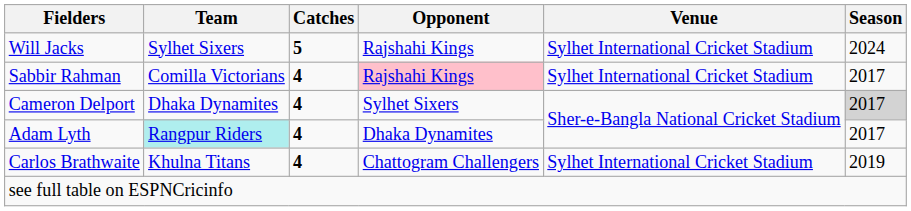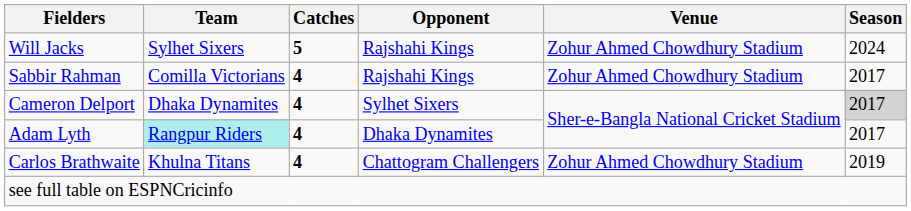(680, 47) Sylhet International Cricket Stadium -> (675, 47) Zohur Ahmed Chowdhury Stadium
(418, 76) pink background -> (418, 76) no background
(680, 76) Sylhet International Cricket Stadium -> (675, 76) Zohur Ahmed Chowdhury Stadium
(680, 162) Sylhet International Cricket Stadium -> (675, 162) Zohur Ahmed Chowdhury Stadium
